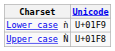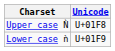rows swapped: (37, 39) <-> (37, 25)
